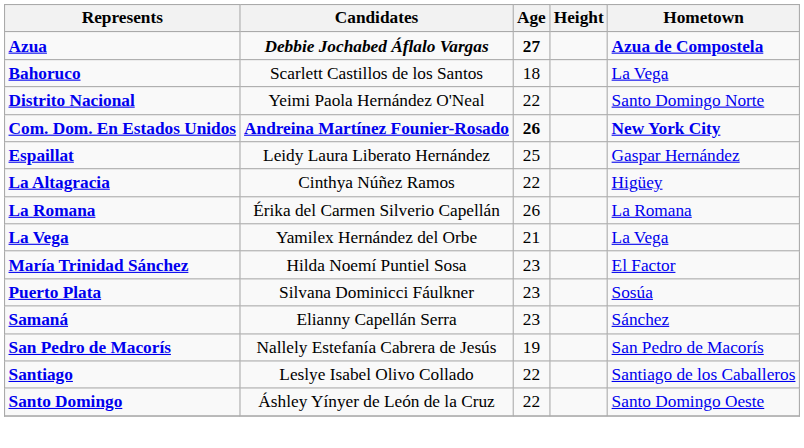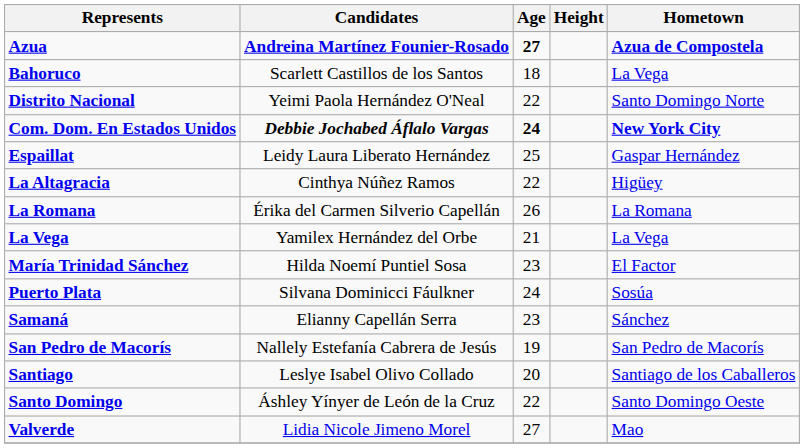(377, 45) Debbie Jochabed Áflalo Vargas -> (377, 45) Andreina Martínez Founier-Rosado
(377, 127) Andreina Martínez Founier-Rosado -> (377, 127) Debbie Jochabed Áflalo Vargas
(531, 127) 26 -> (531, 127) 24
(531, 292) 23 -> (531, 292) 24
(531, 374) 22 -> (531, 374) 20
+ row: (41, 429)
